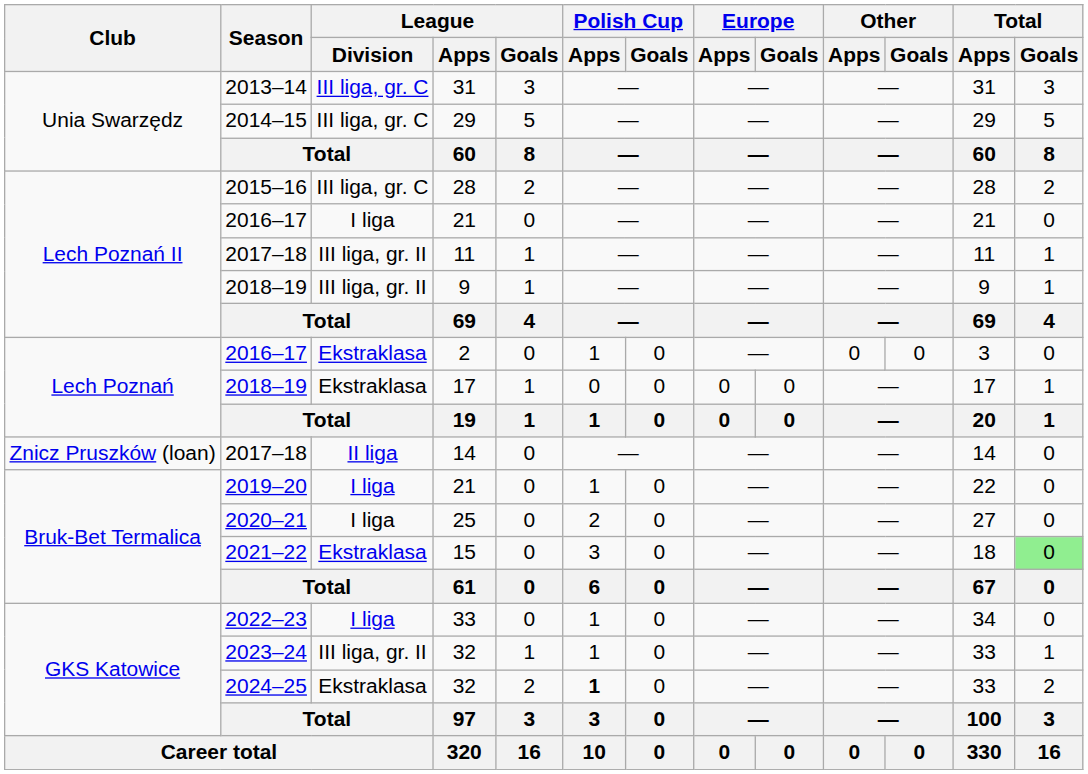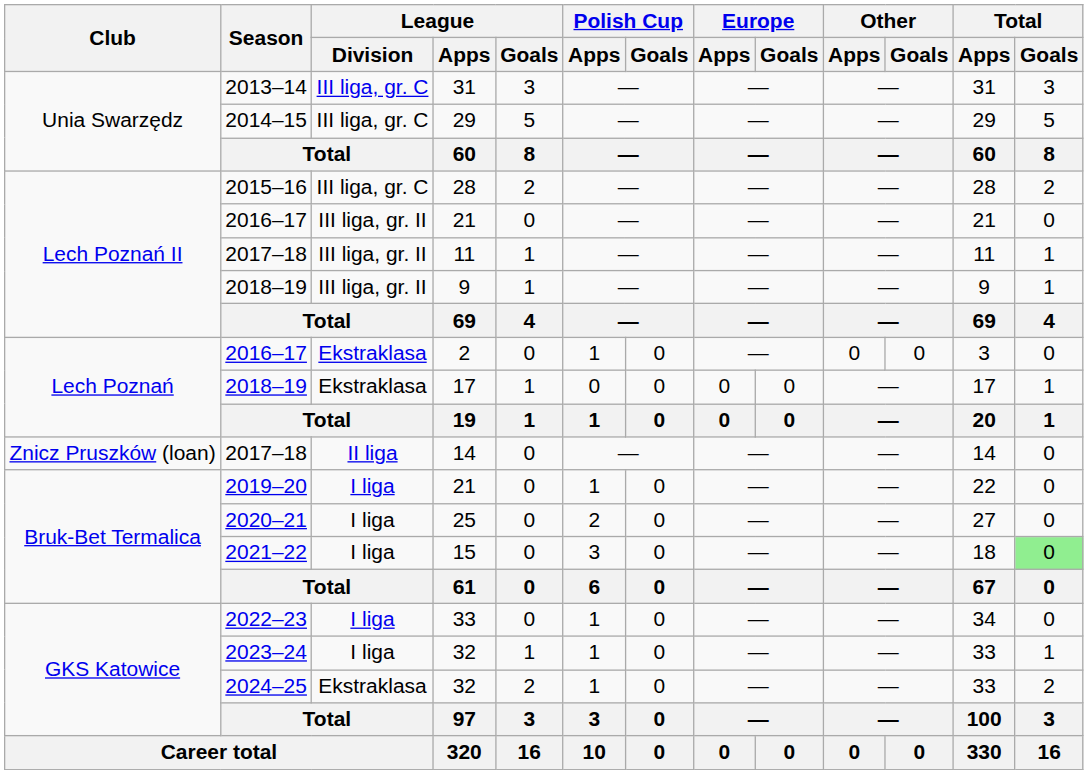(373, 220) I liga -> (373, 220) III liga, gr. II
(373, 552) Ekstraklasa -> (373, 552) I liga
(373, 652) III liga, gr. II -> (373, 652) I liga
(594, 685) bold -> (594, 685) normal
